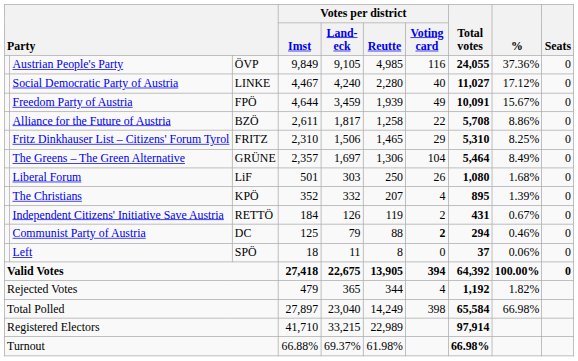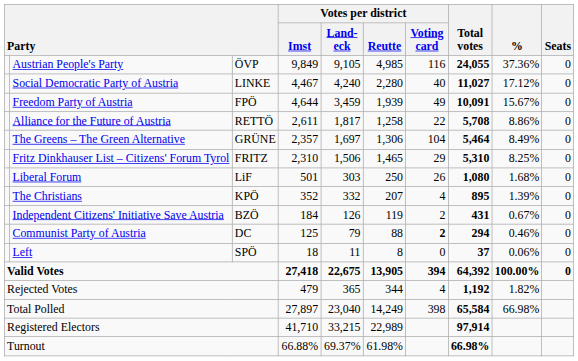(247, 121) BZÖ -> (254, 121) RETTÖ
rows swapped: (99, 158) <-> (121, 139)
(254, 214) RETTÖ -> (247, 214) BZÖ
